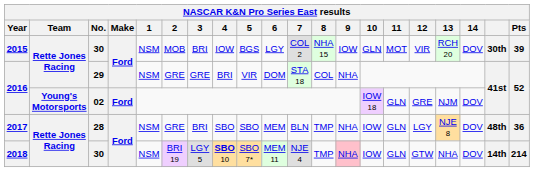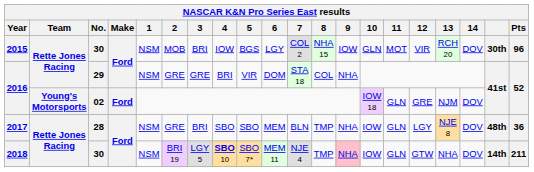(519, 48) 39 -> (519, 48) 96
(519, 154) 214 -> (519, 154) 211
